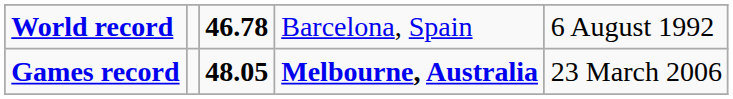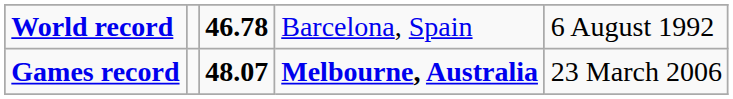(237, 71) 48.05 -> (237, 71) 48.07
